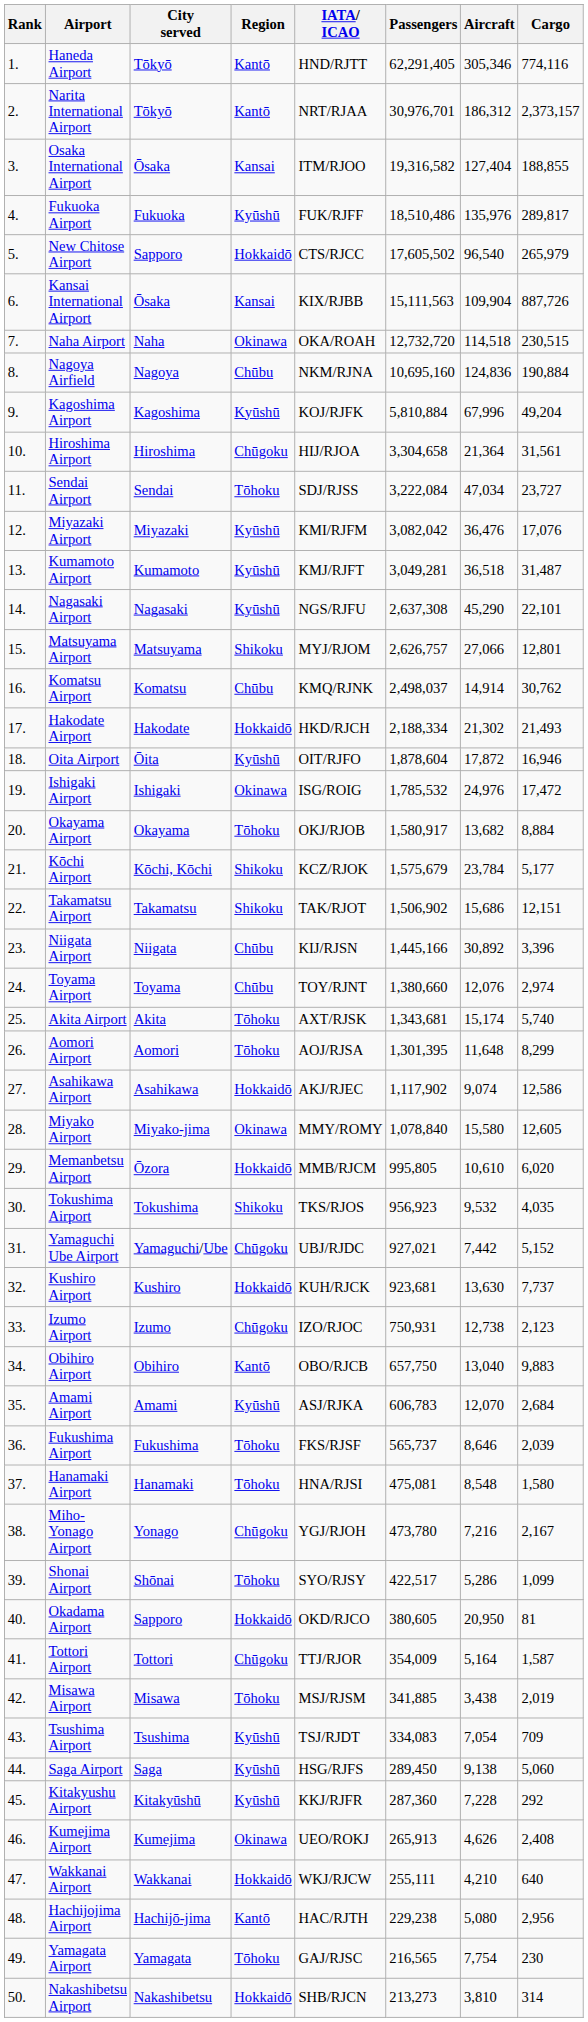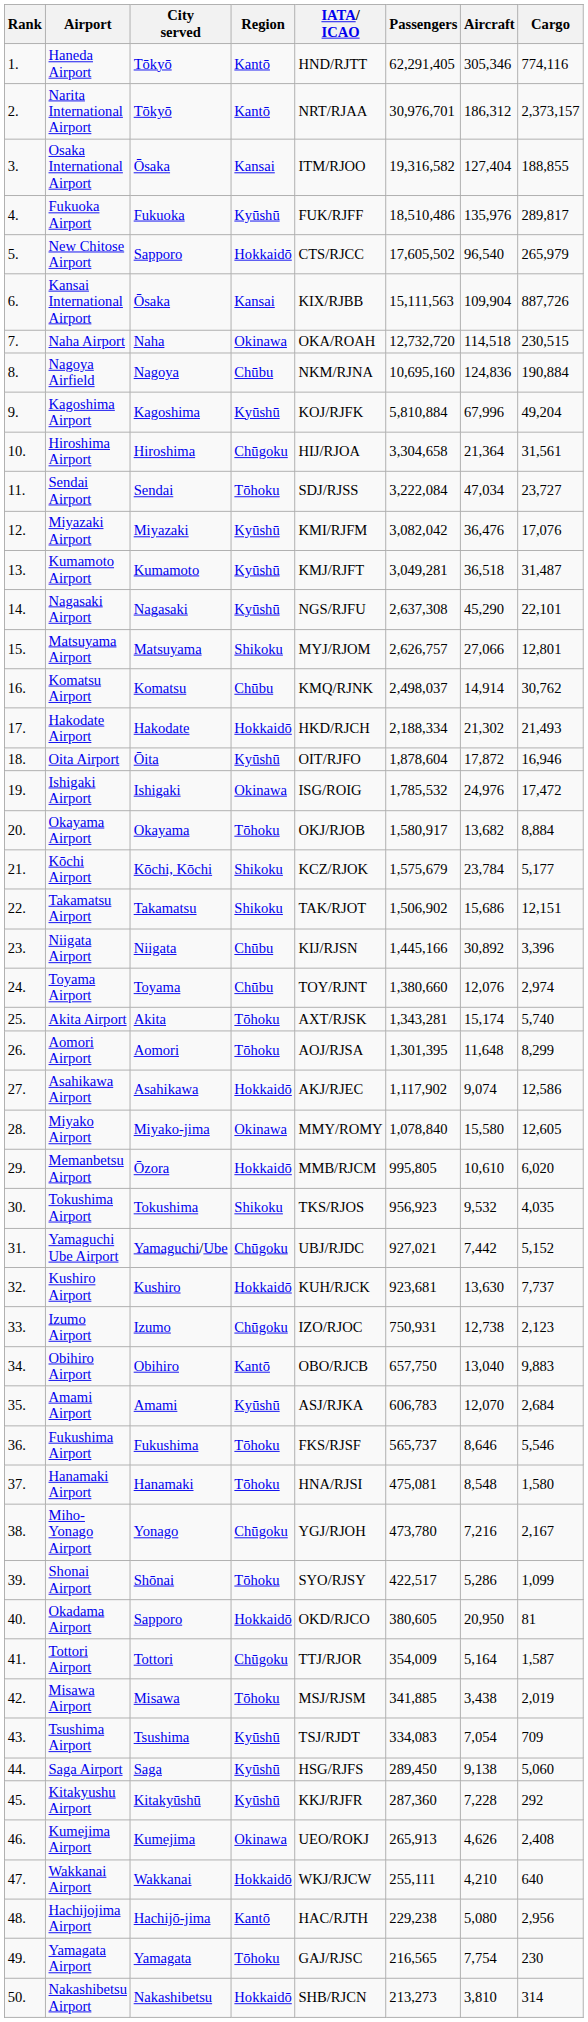(418, 1019) 1,343,681 -> (418, 1019) 1,343,281
(538, 1445) 2,039 -> (538, 1445) 5,546
